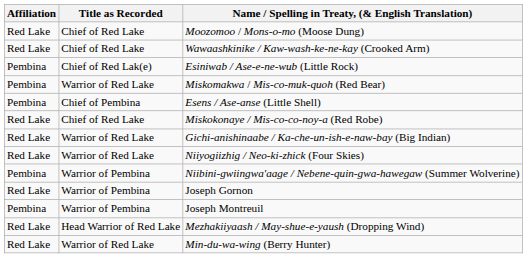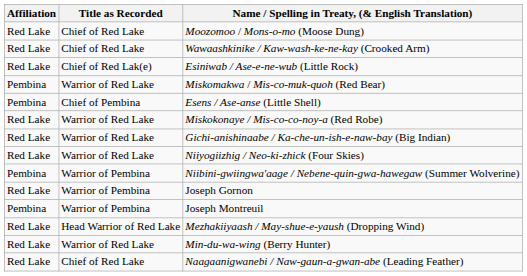(27, 66) Pembina -> (29, 66) Red Lake
(103, 119) Chief of Red Lake -> (108, 119) Warrior of Red Lake
+ row: (324, 262)
